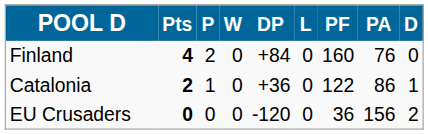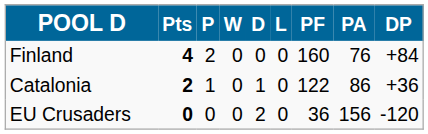columns swapped: (411, 23) <-> (270, 23)
